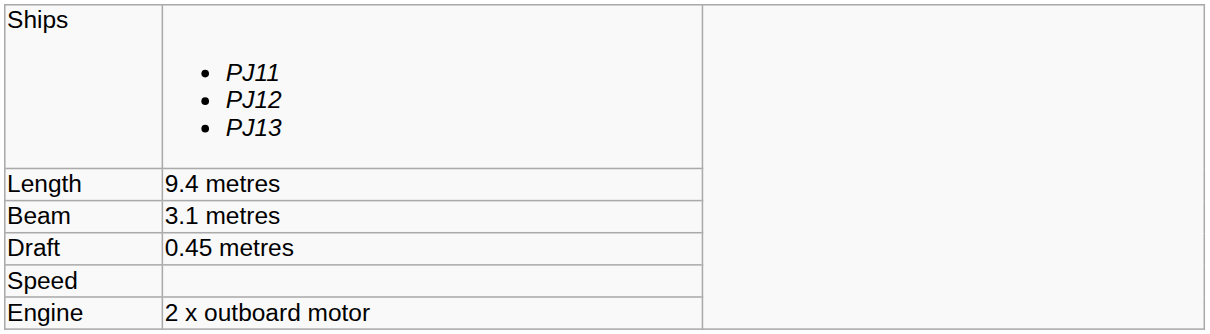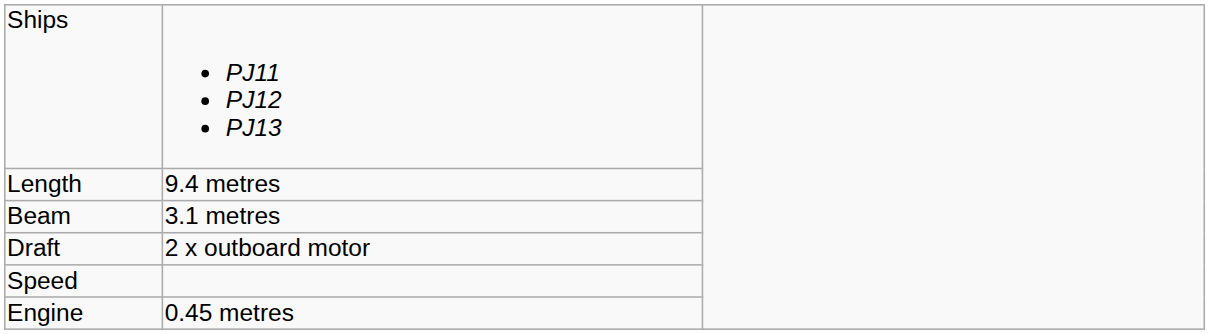(229, 248) 0.45 metres -> (267, 248) 2 x outboard motor
(267, 312) 2 x outboard motor -> (229, 312) 0.45 metres
